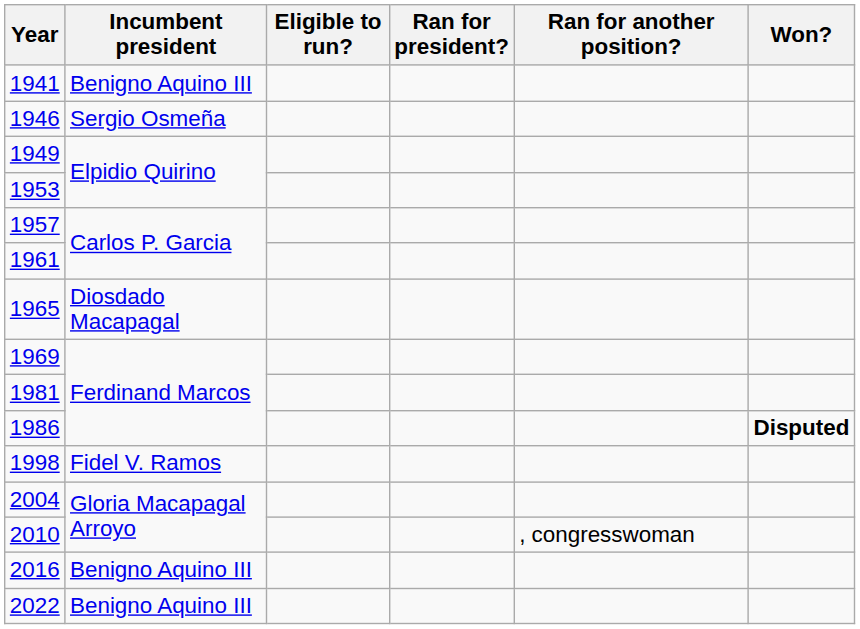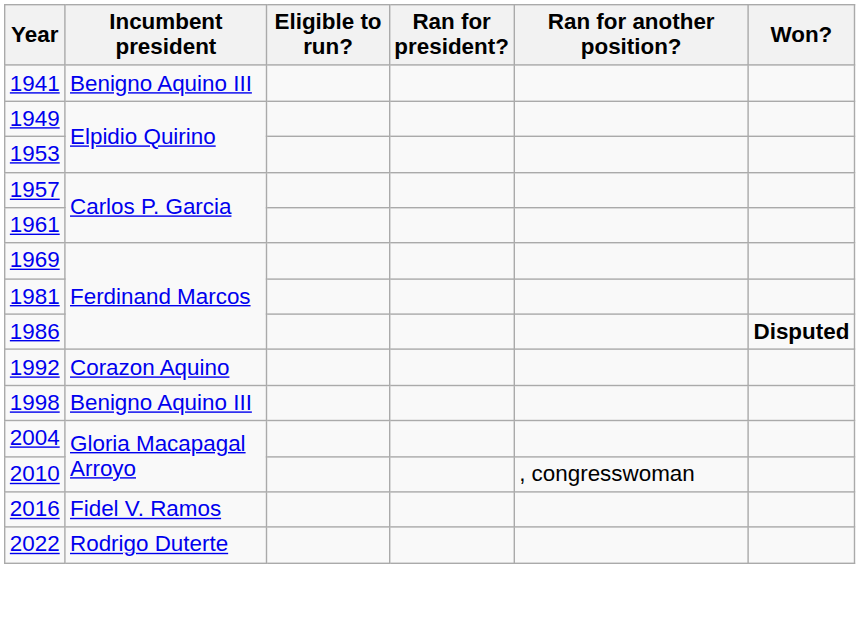- row: (35, 118)
- row: (35, 308)
+ row: (35, 367)
(146, 463) Fidel V. Ramos -> (161, 402) Benigno Aquino III
(161, 570) Benigno Aquino III -> (146, 509) Fidel V. Ramos
(161, 605) Benigno Aquino III -> (149, 544) Rodrigo Duterte
